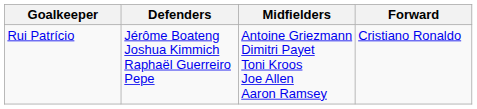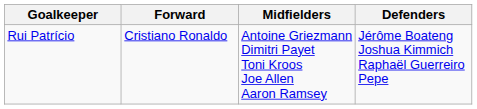columns swapped: (180, 14) <-> (414, 14)
